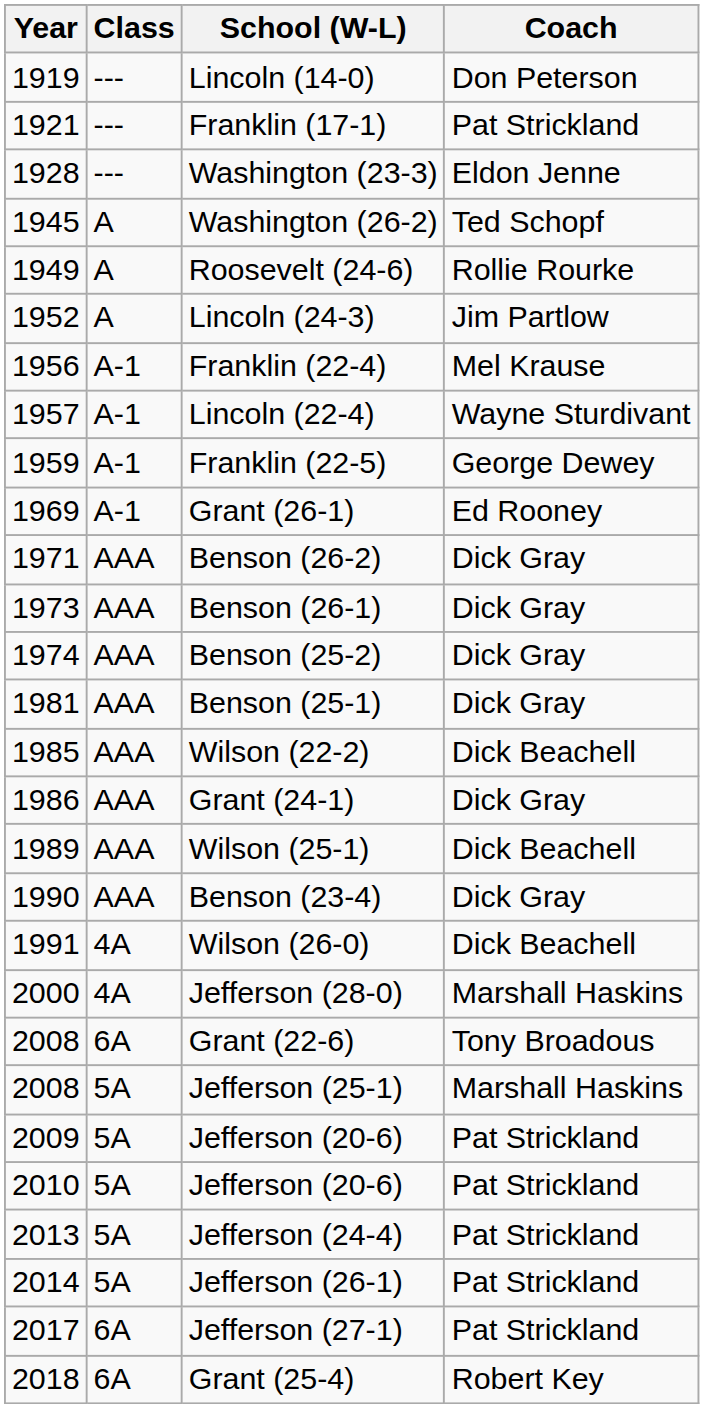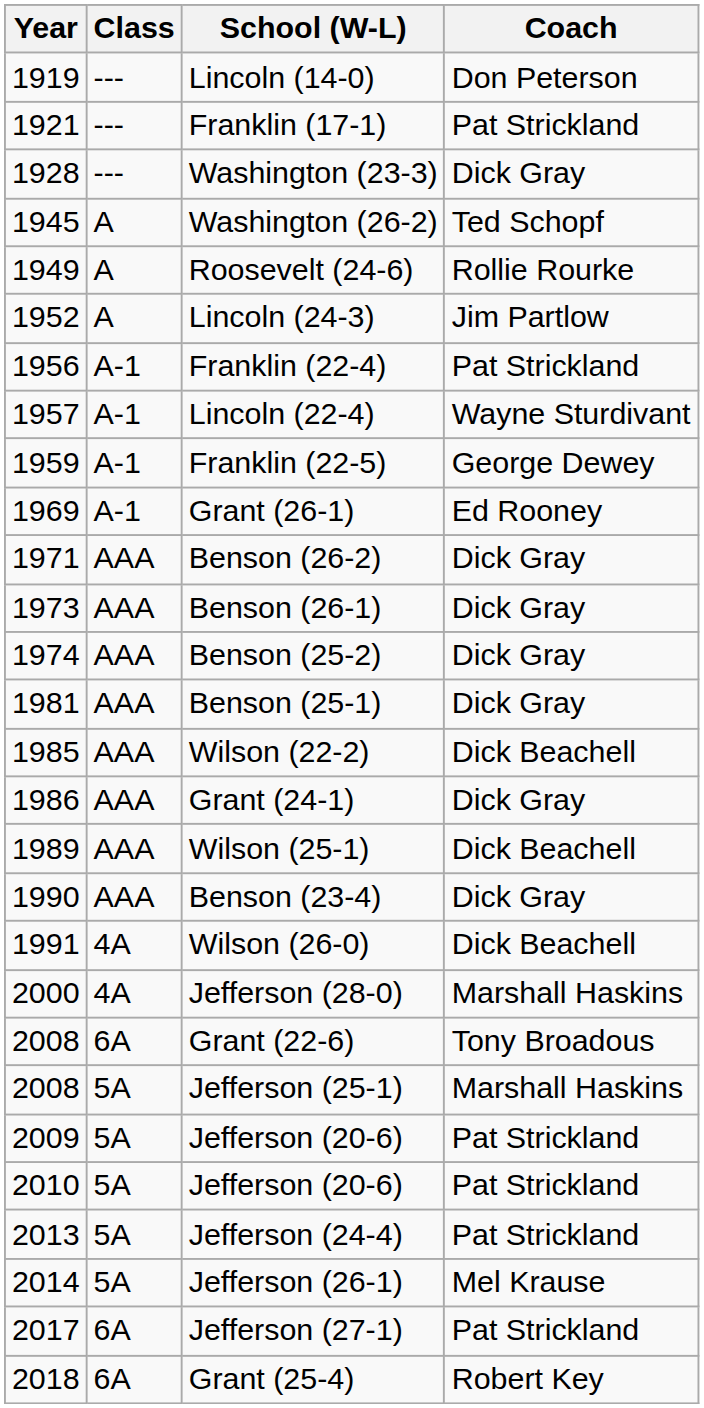(536, 173) Eldon Jenne -> (518, 173) Dick Gray
(529, 366) Mel Krause -> (545, 366) Pat Strickland
(545, 1282) Pat Strickland -> (529, 1282) Mel Krause
